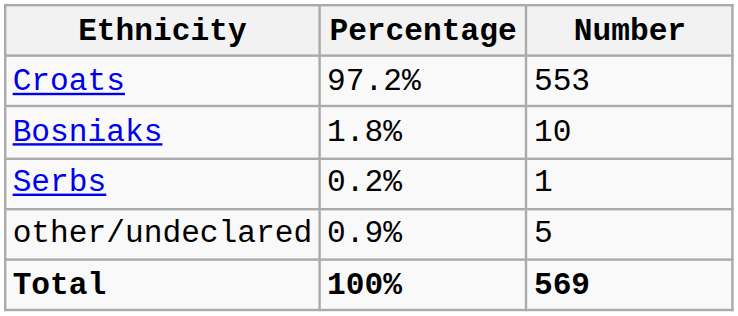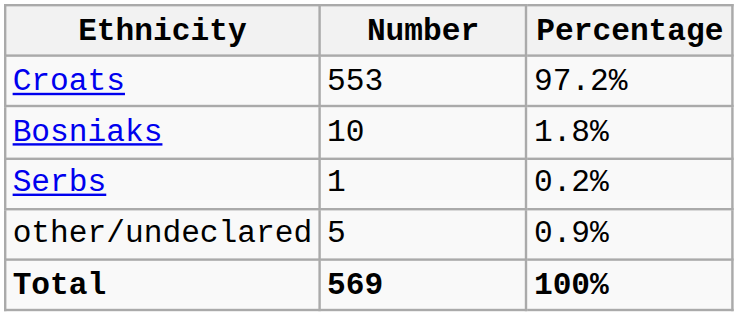columns swapped: (630, 31) <-> (423, 31)
